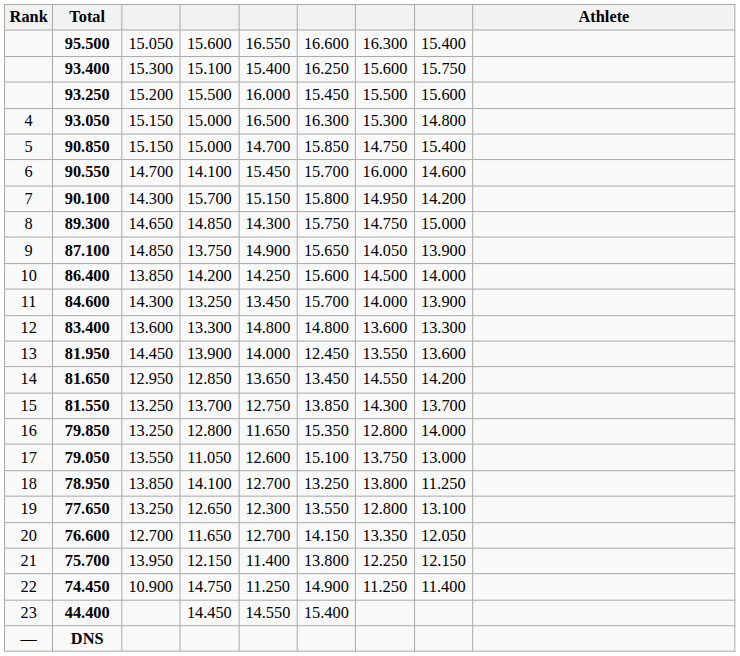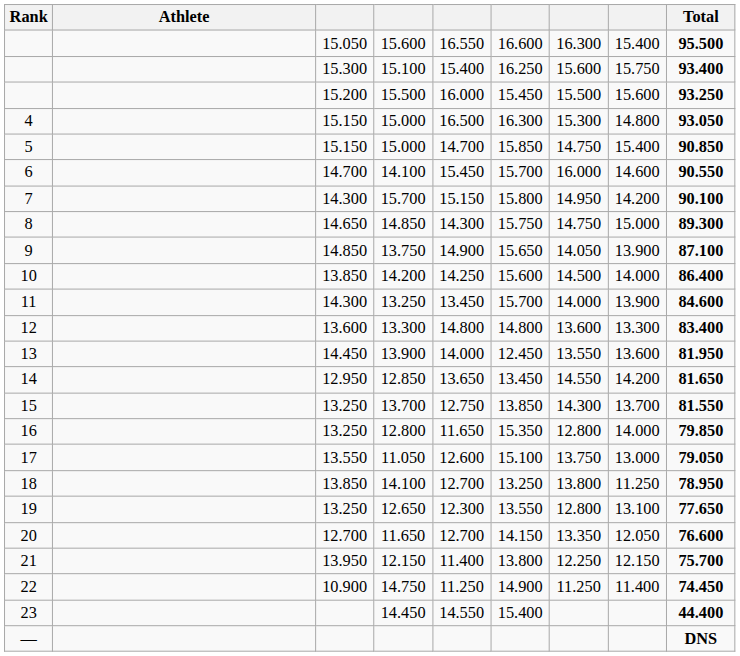columns swapped: (604, 17) <-> (87, 17)
